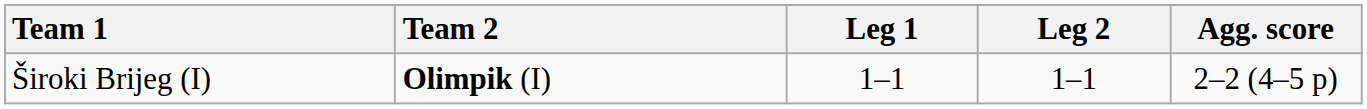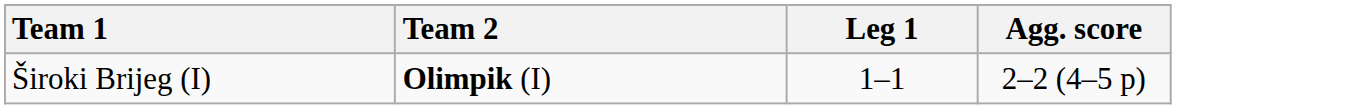- column: (1074, 28)
